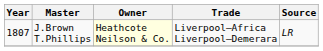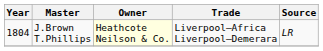(18, 33) 1807 -> (18, 33) 1804
